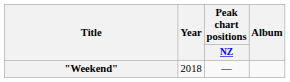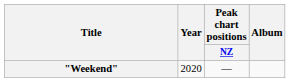(191, 69) 2018 -> (191, 69) 2020
